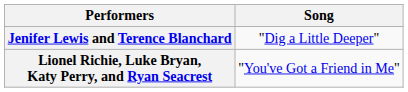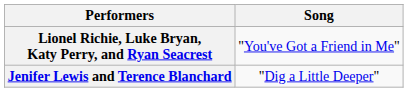rows swapped: (120, 68) <-> (120, 37)
